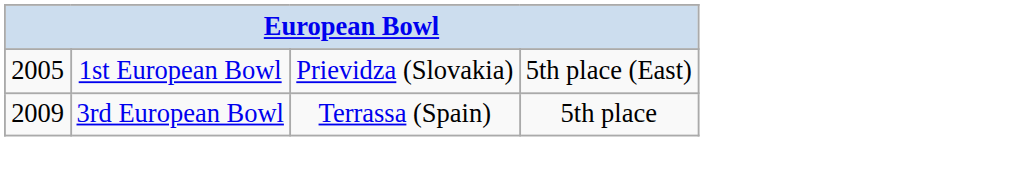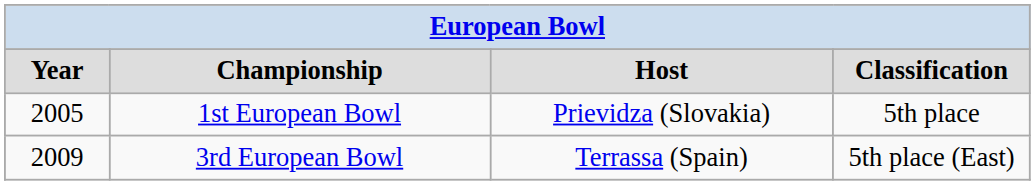+ row: (300, 70)
(609, 70) 5th place (East) -> (932, 114) 5th place
(609, 114) 5th place -> (932, 157) 5th place (East)
